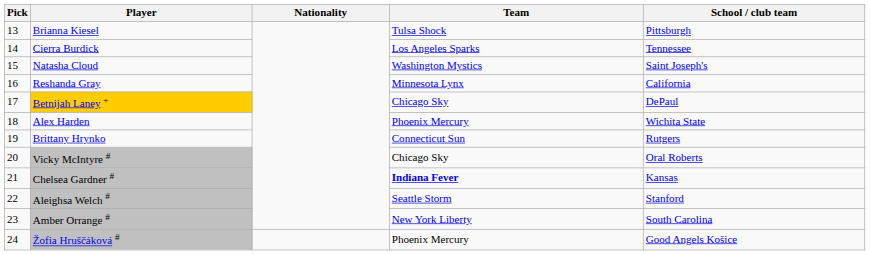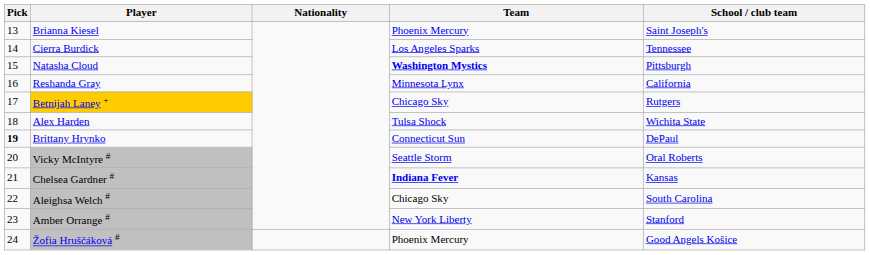(419, 30) Tulsa Shock -> (430, 30) Phoenix Mercury
(668, 30) Pittsburgh -> (677, 30) Saint Joseph's
(437, 65) normal -> (439, 65) bold
(677, 65) Saint Joseph's -> (668, 65) Pittsburgh
(662, 102) DePaul -> (663, 102) Rutgers
(430, 121) Phoenix Mercury -> (419, 121) Tulsa Shock
(12, 138) normal -> (12, 138) bold
(663, 138) Rutgers -> (662, 138) DePaul
(420, 157) Chicago Sky -> (422, 157) Seattle Storm
(422, 198) Seattle Storm -> (420, 198) Chicago Sky
(665, 198) Stanford -> (679, 198) South Carolina
(679, 219) South Carolina -> (665, 219) Stanford
